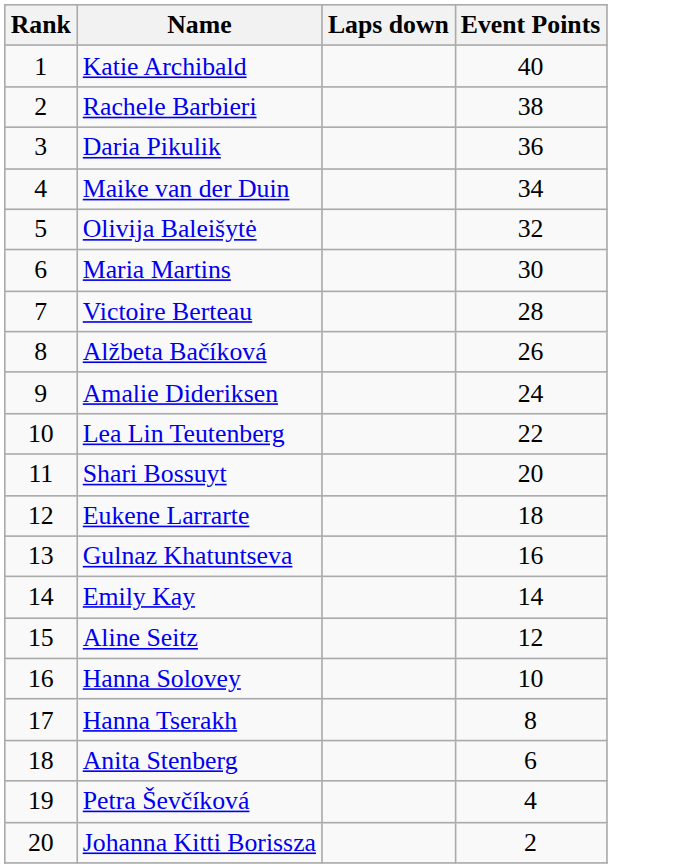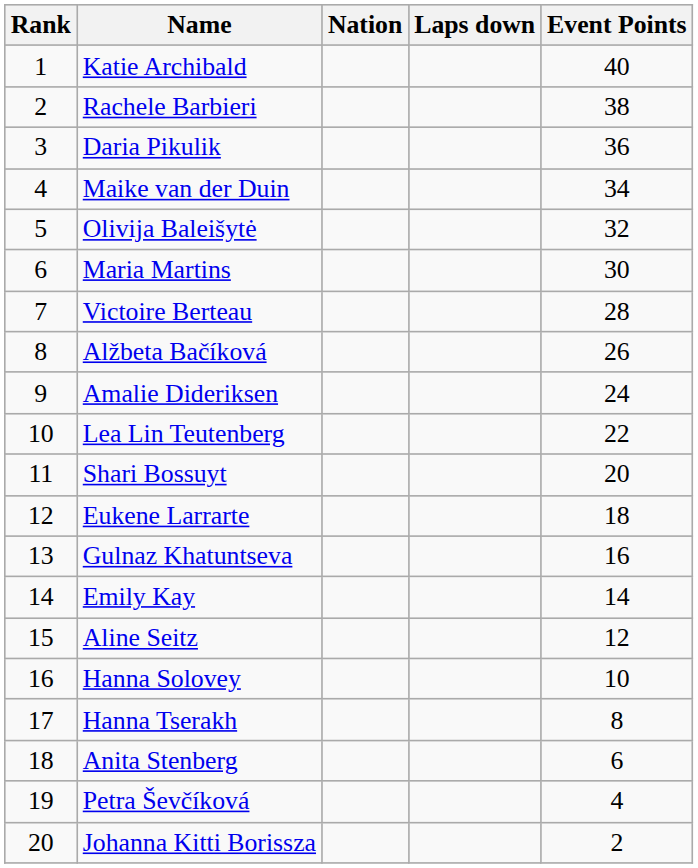+ column: (365, 24)
